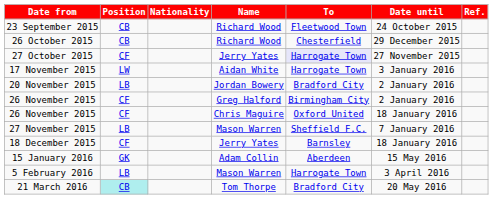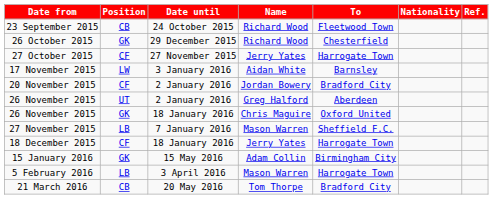columns swapped: (180, 12) <-> (417, 12)
(124, 41) CB -> (124, 41) GK
(329, 56) lavender background -> (356, 56) no background
(329, 70) Harrogate Town -> (356, 70) Barnsley
(124, 85) LB -> (124, 85) CF
(124, 99) CF -> (124, 99) UT
(329, 99) Birmingham City -> (356, 99) Aberdeen
(124, 114) CF -> (124, 114) GK
(329, 143) Barnsley -> (356, 143) Harrogate Town
(329, 158) Aberdeen -> (356, 158) Birmingham City
(124, 187) paleturquoise background -> (124, 187) no background
